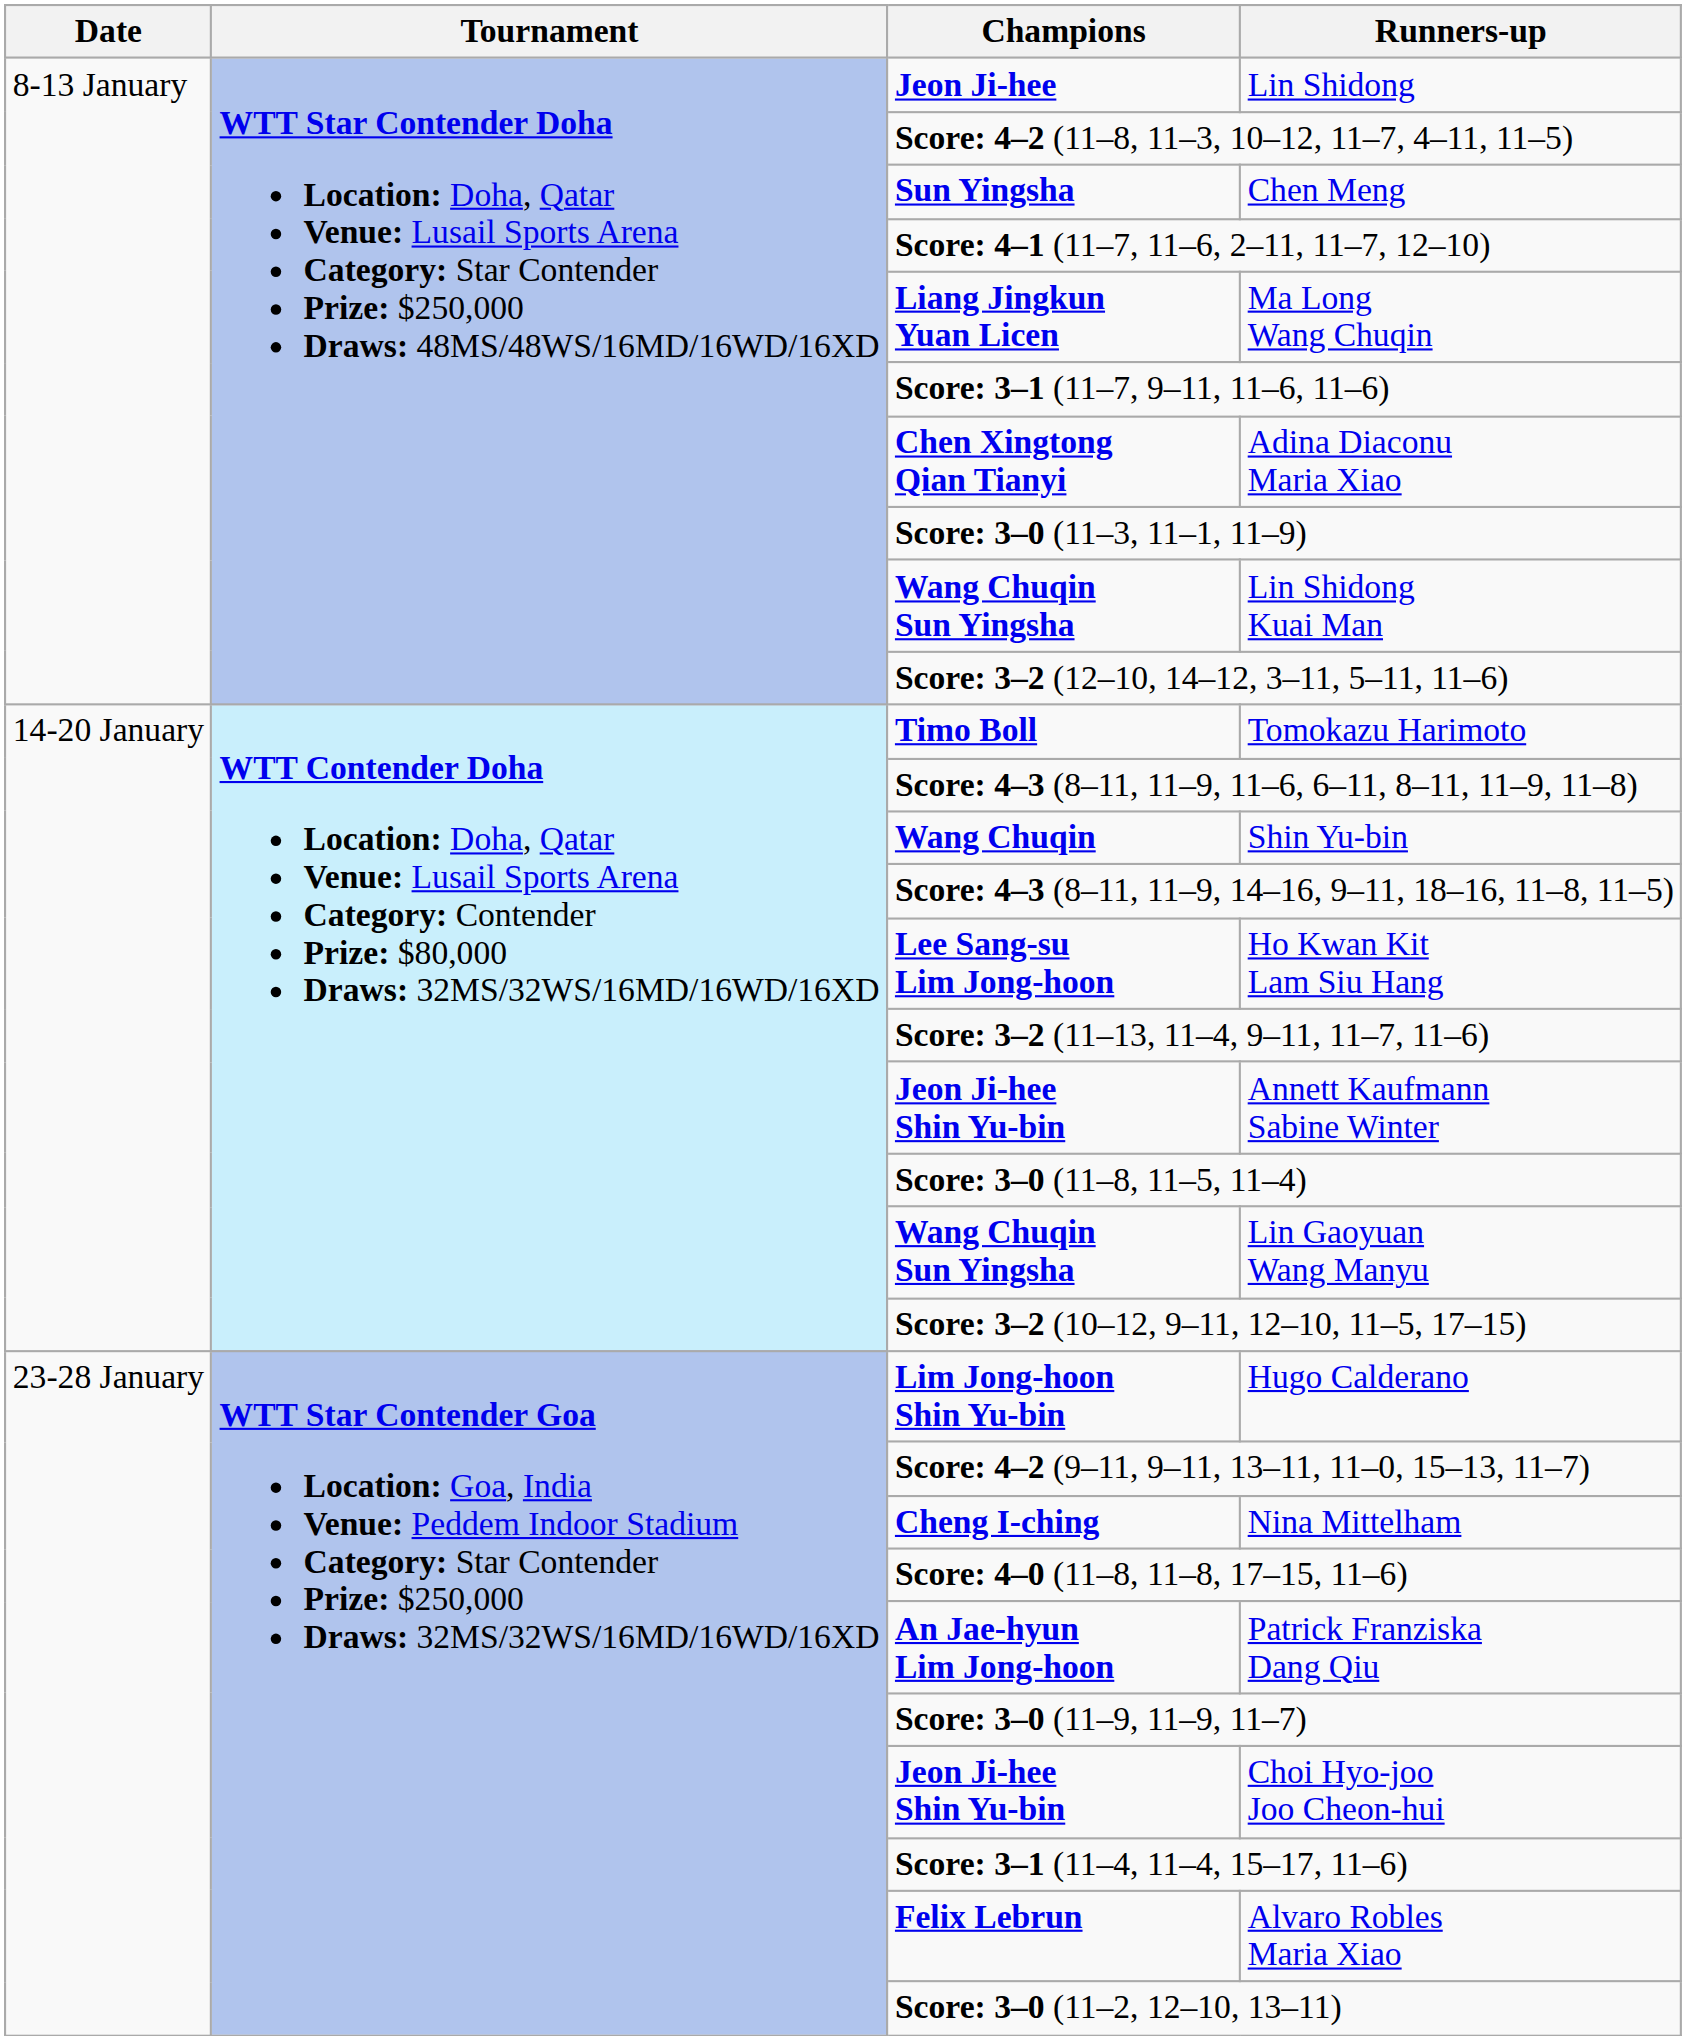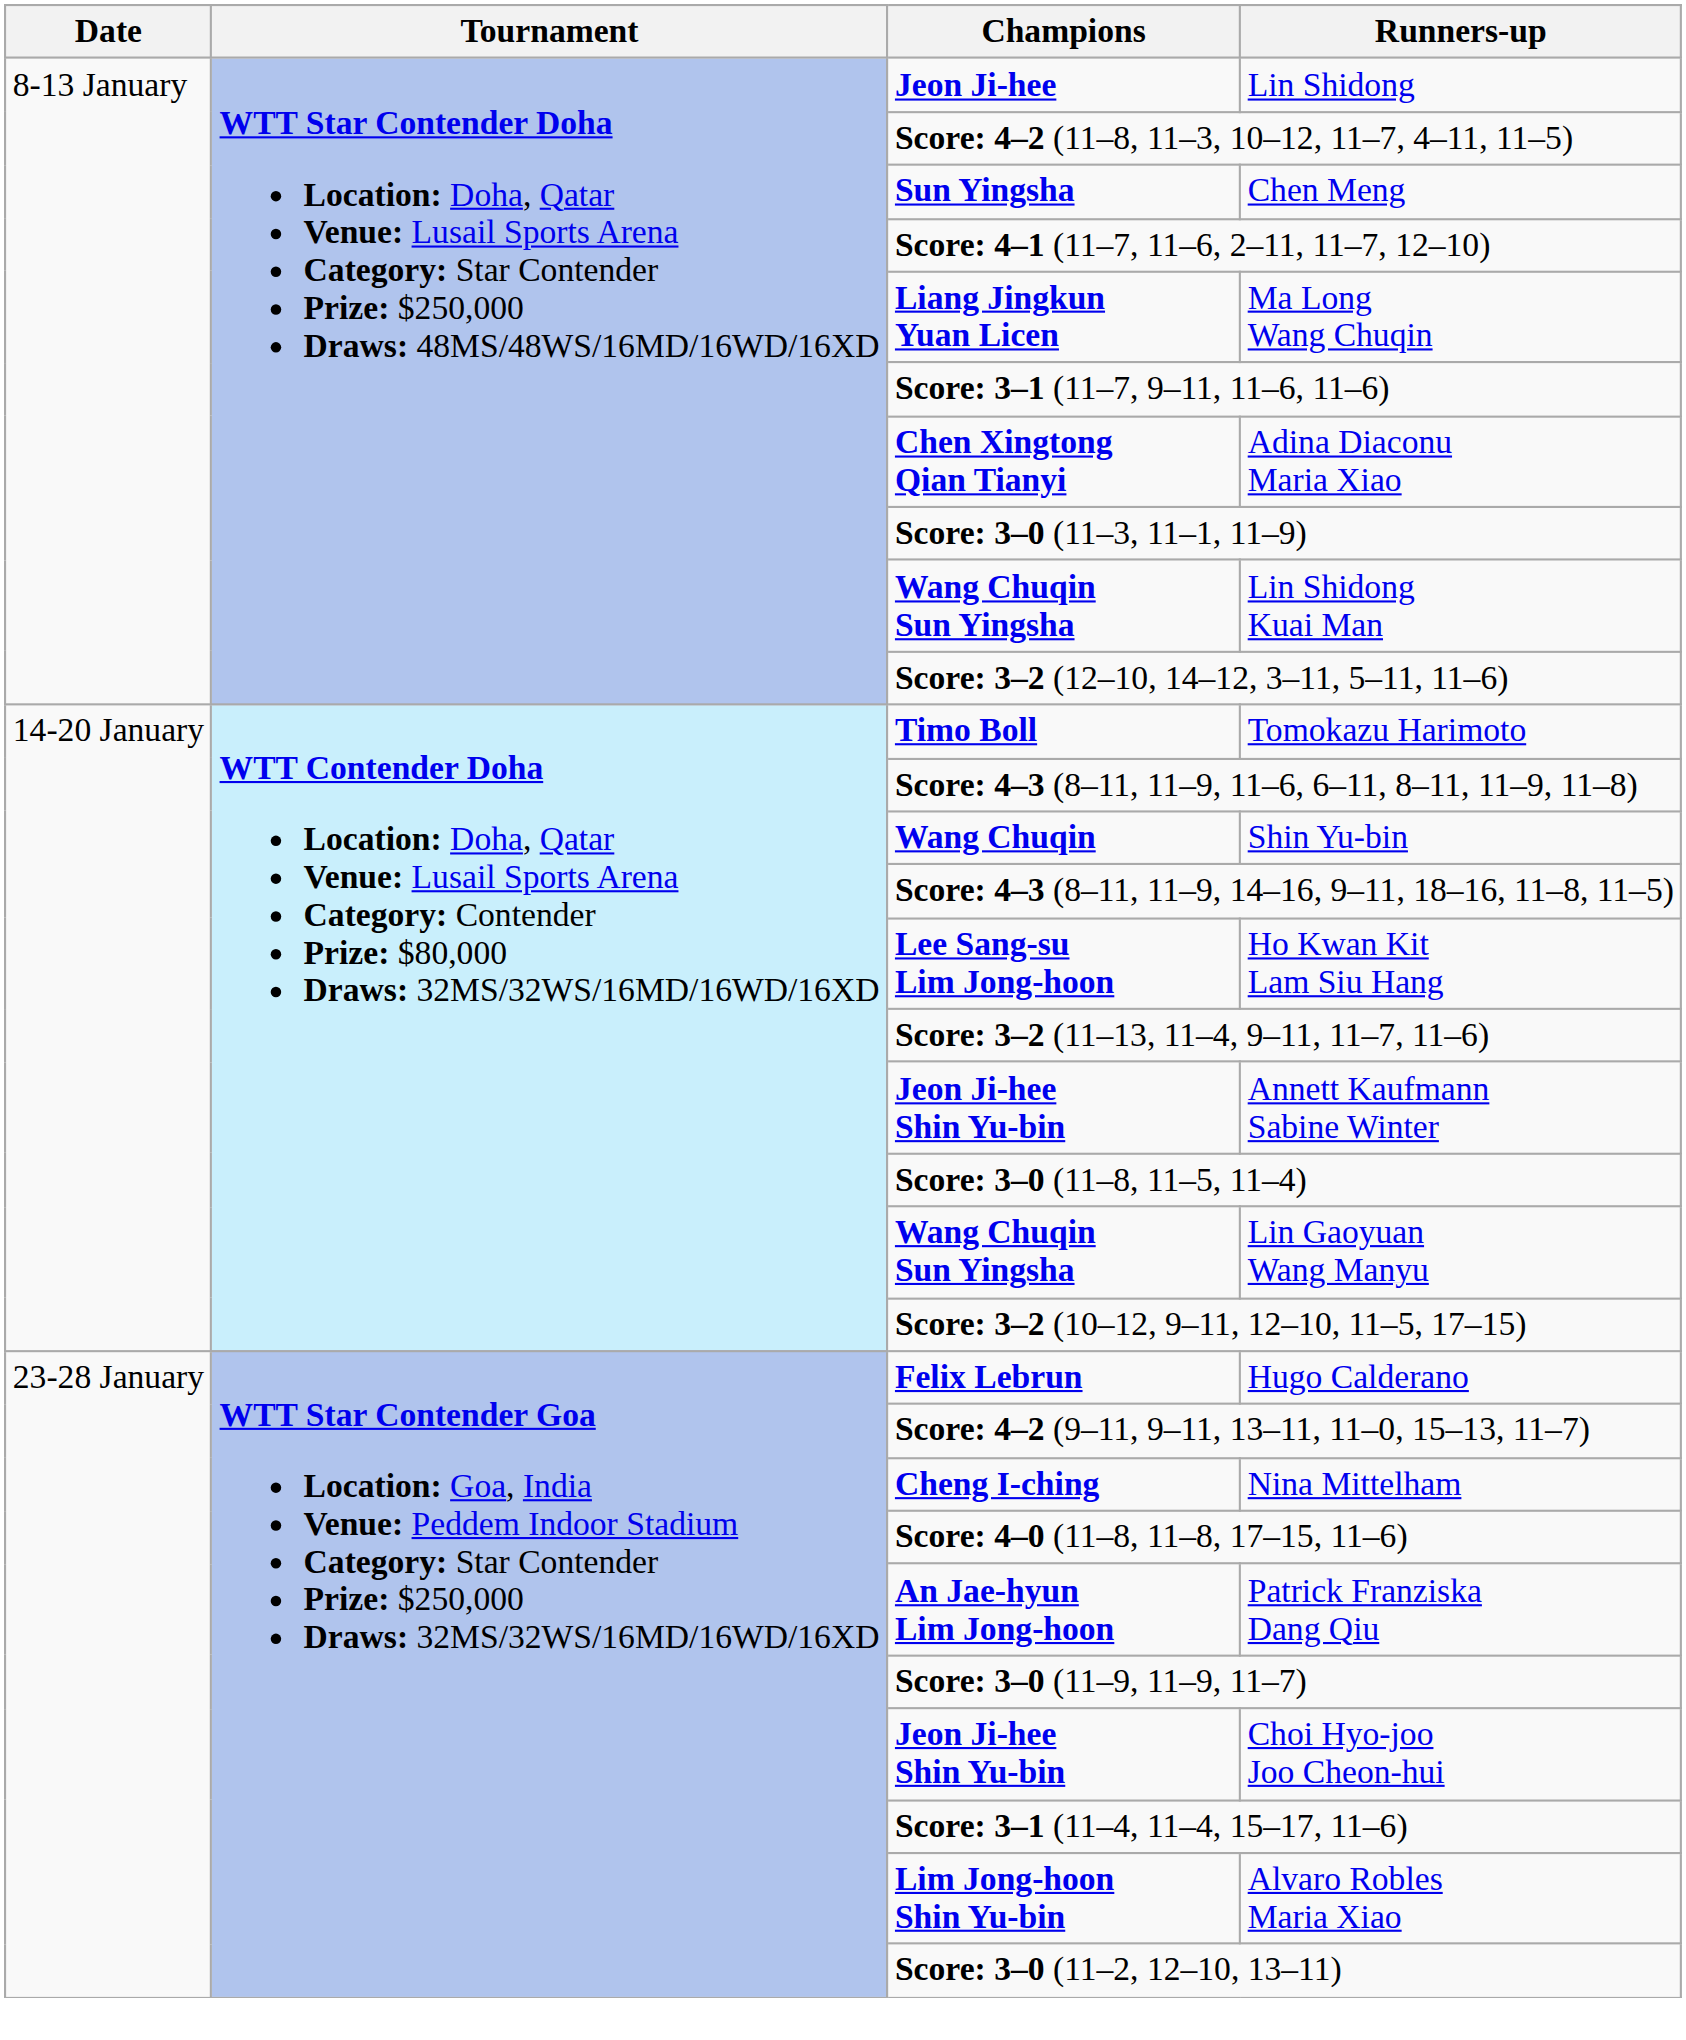(1005, 1395) Lim Jong-hoon Shin Yu-bin -> (989, 1376) Felix Lebrun
(989, 1916) Felix Lebrun -> (1005, 1897) Lim Jong-hoon Shin Yu-bin
